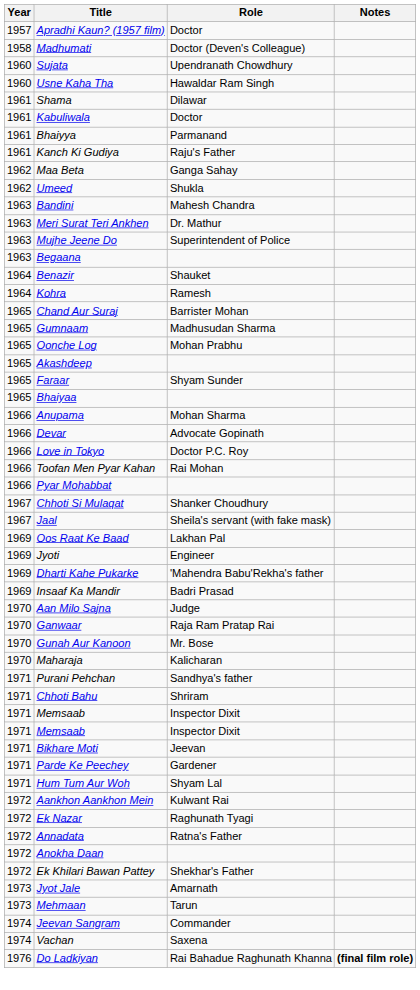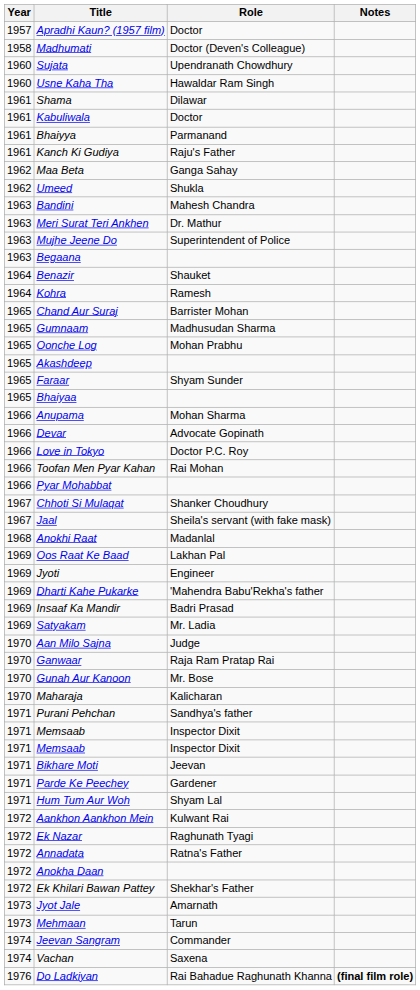+ row: (67, 538)
+ row: (61, 626)
- row: (67, 696)
